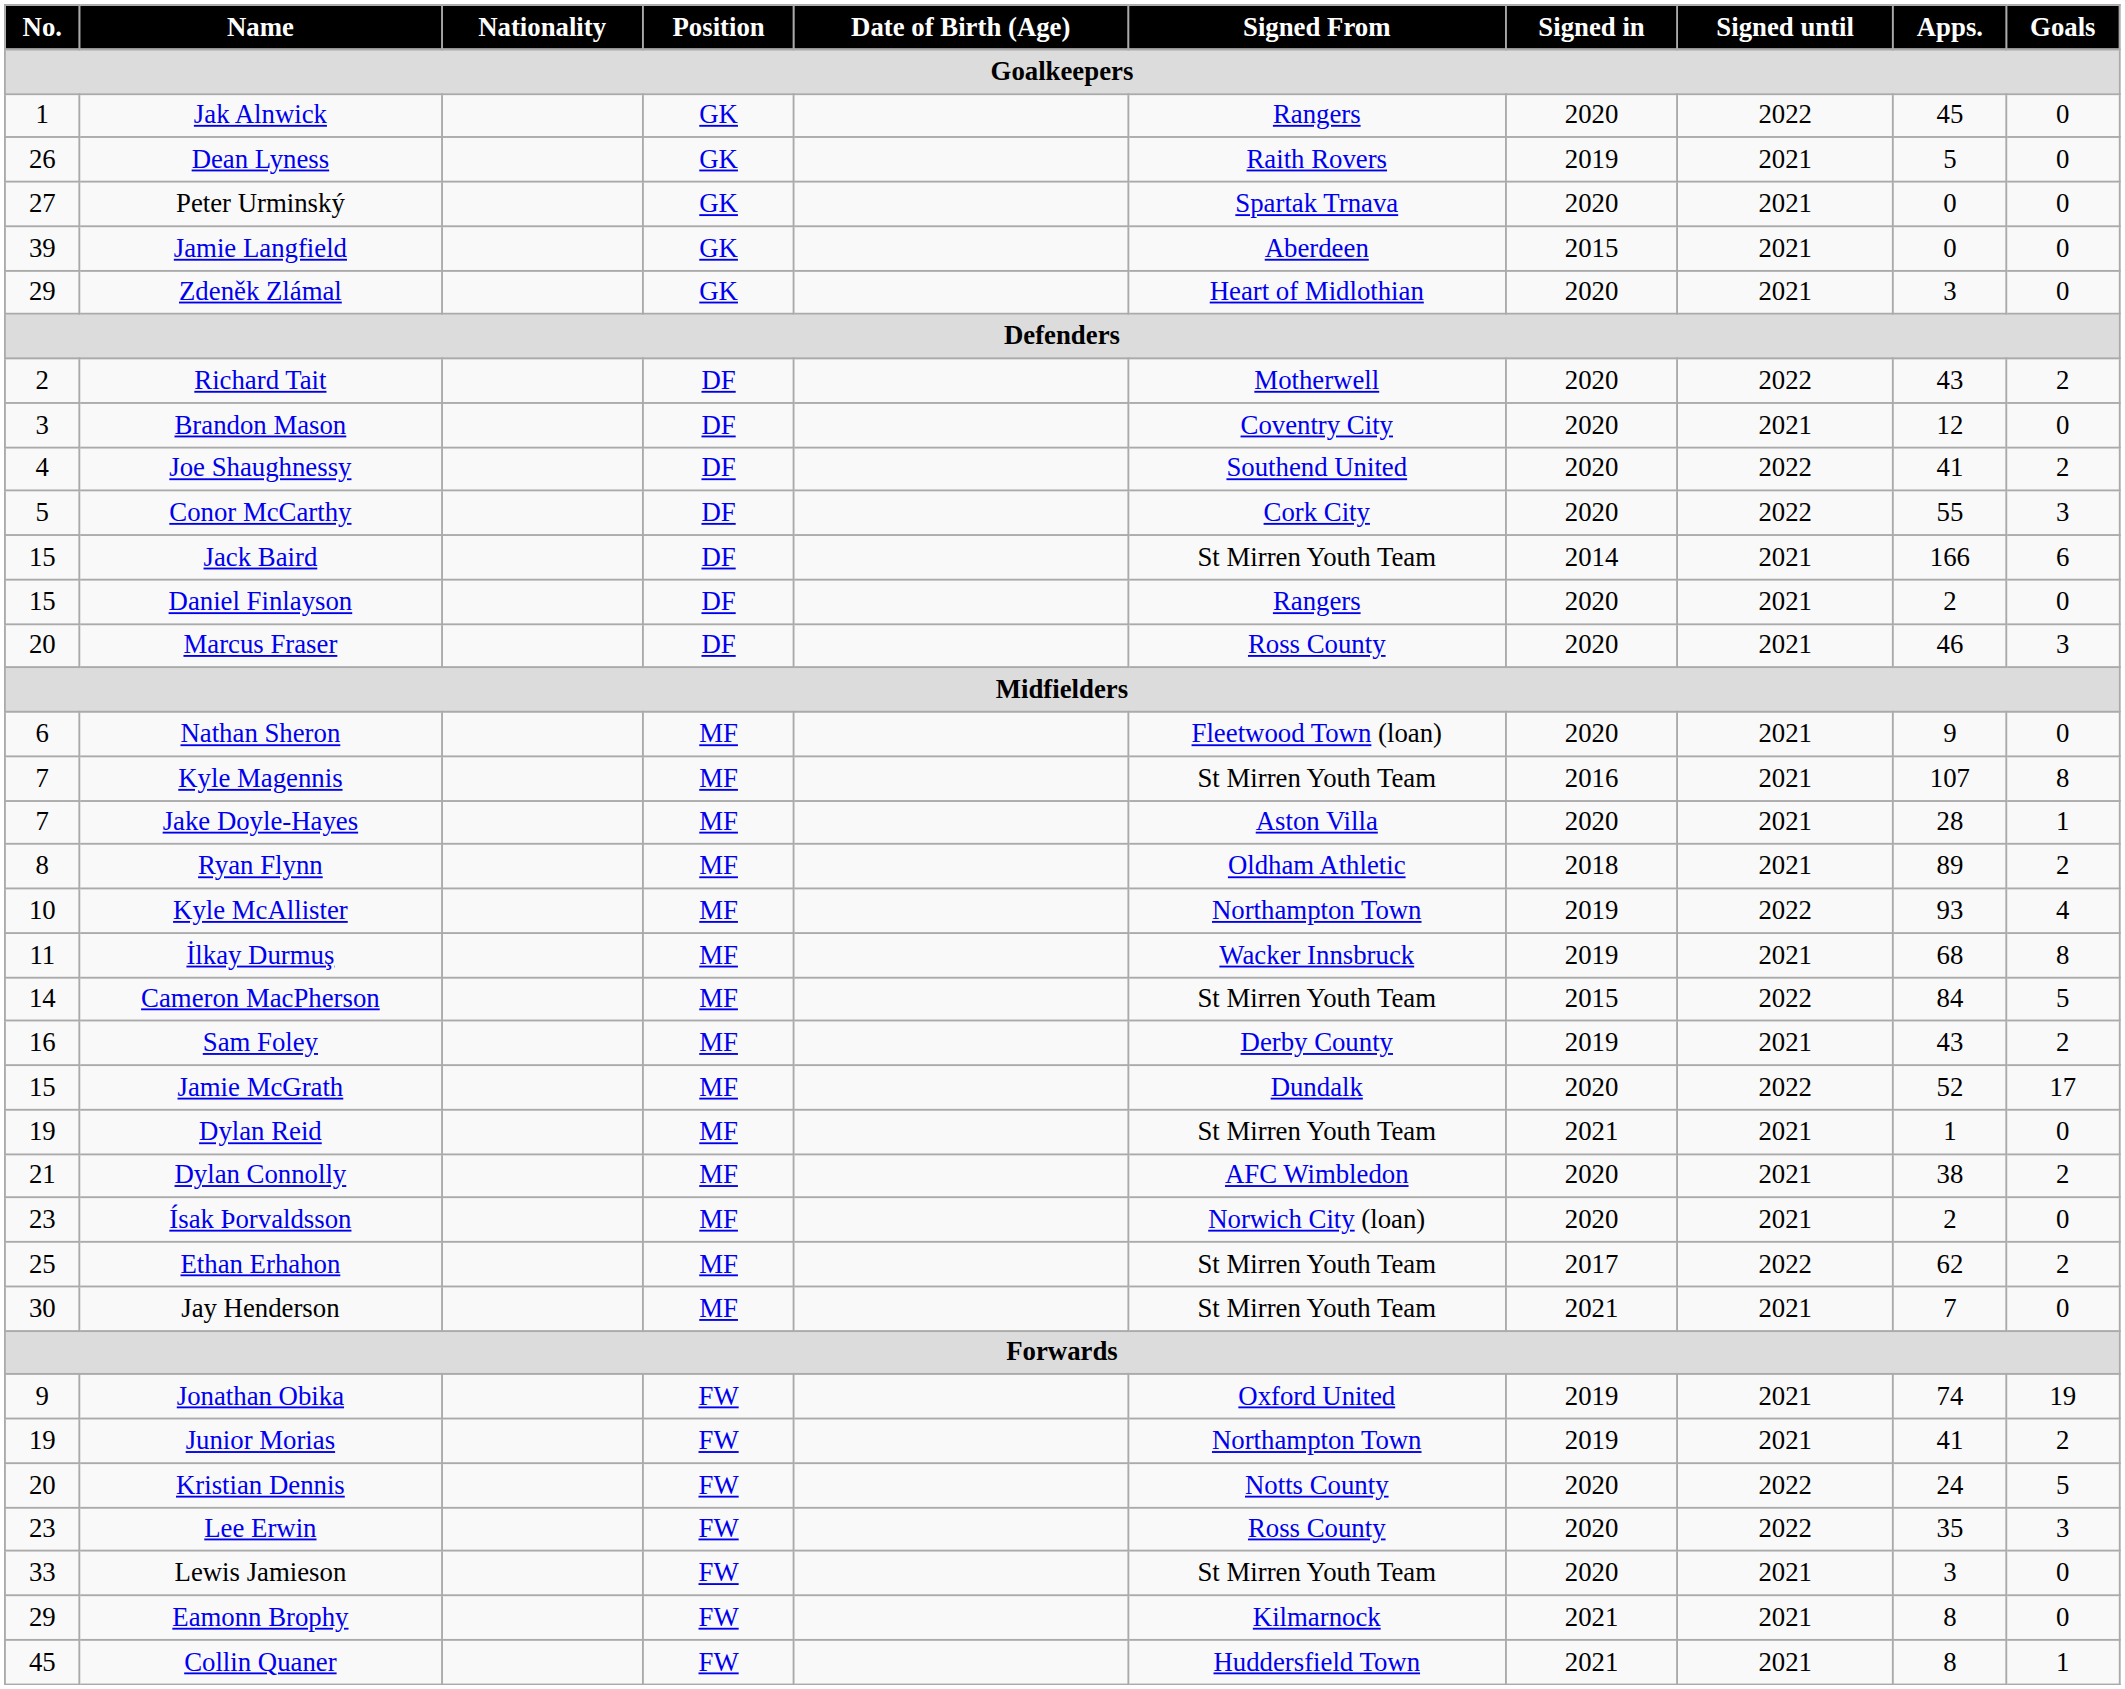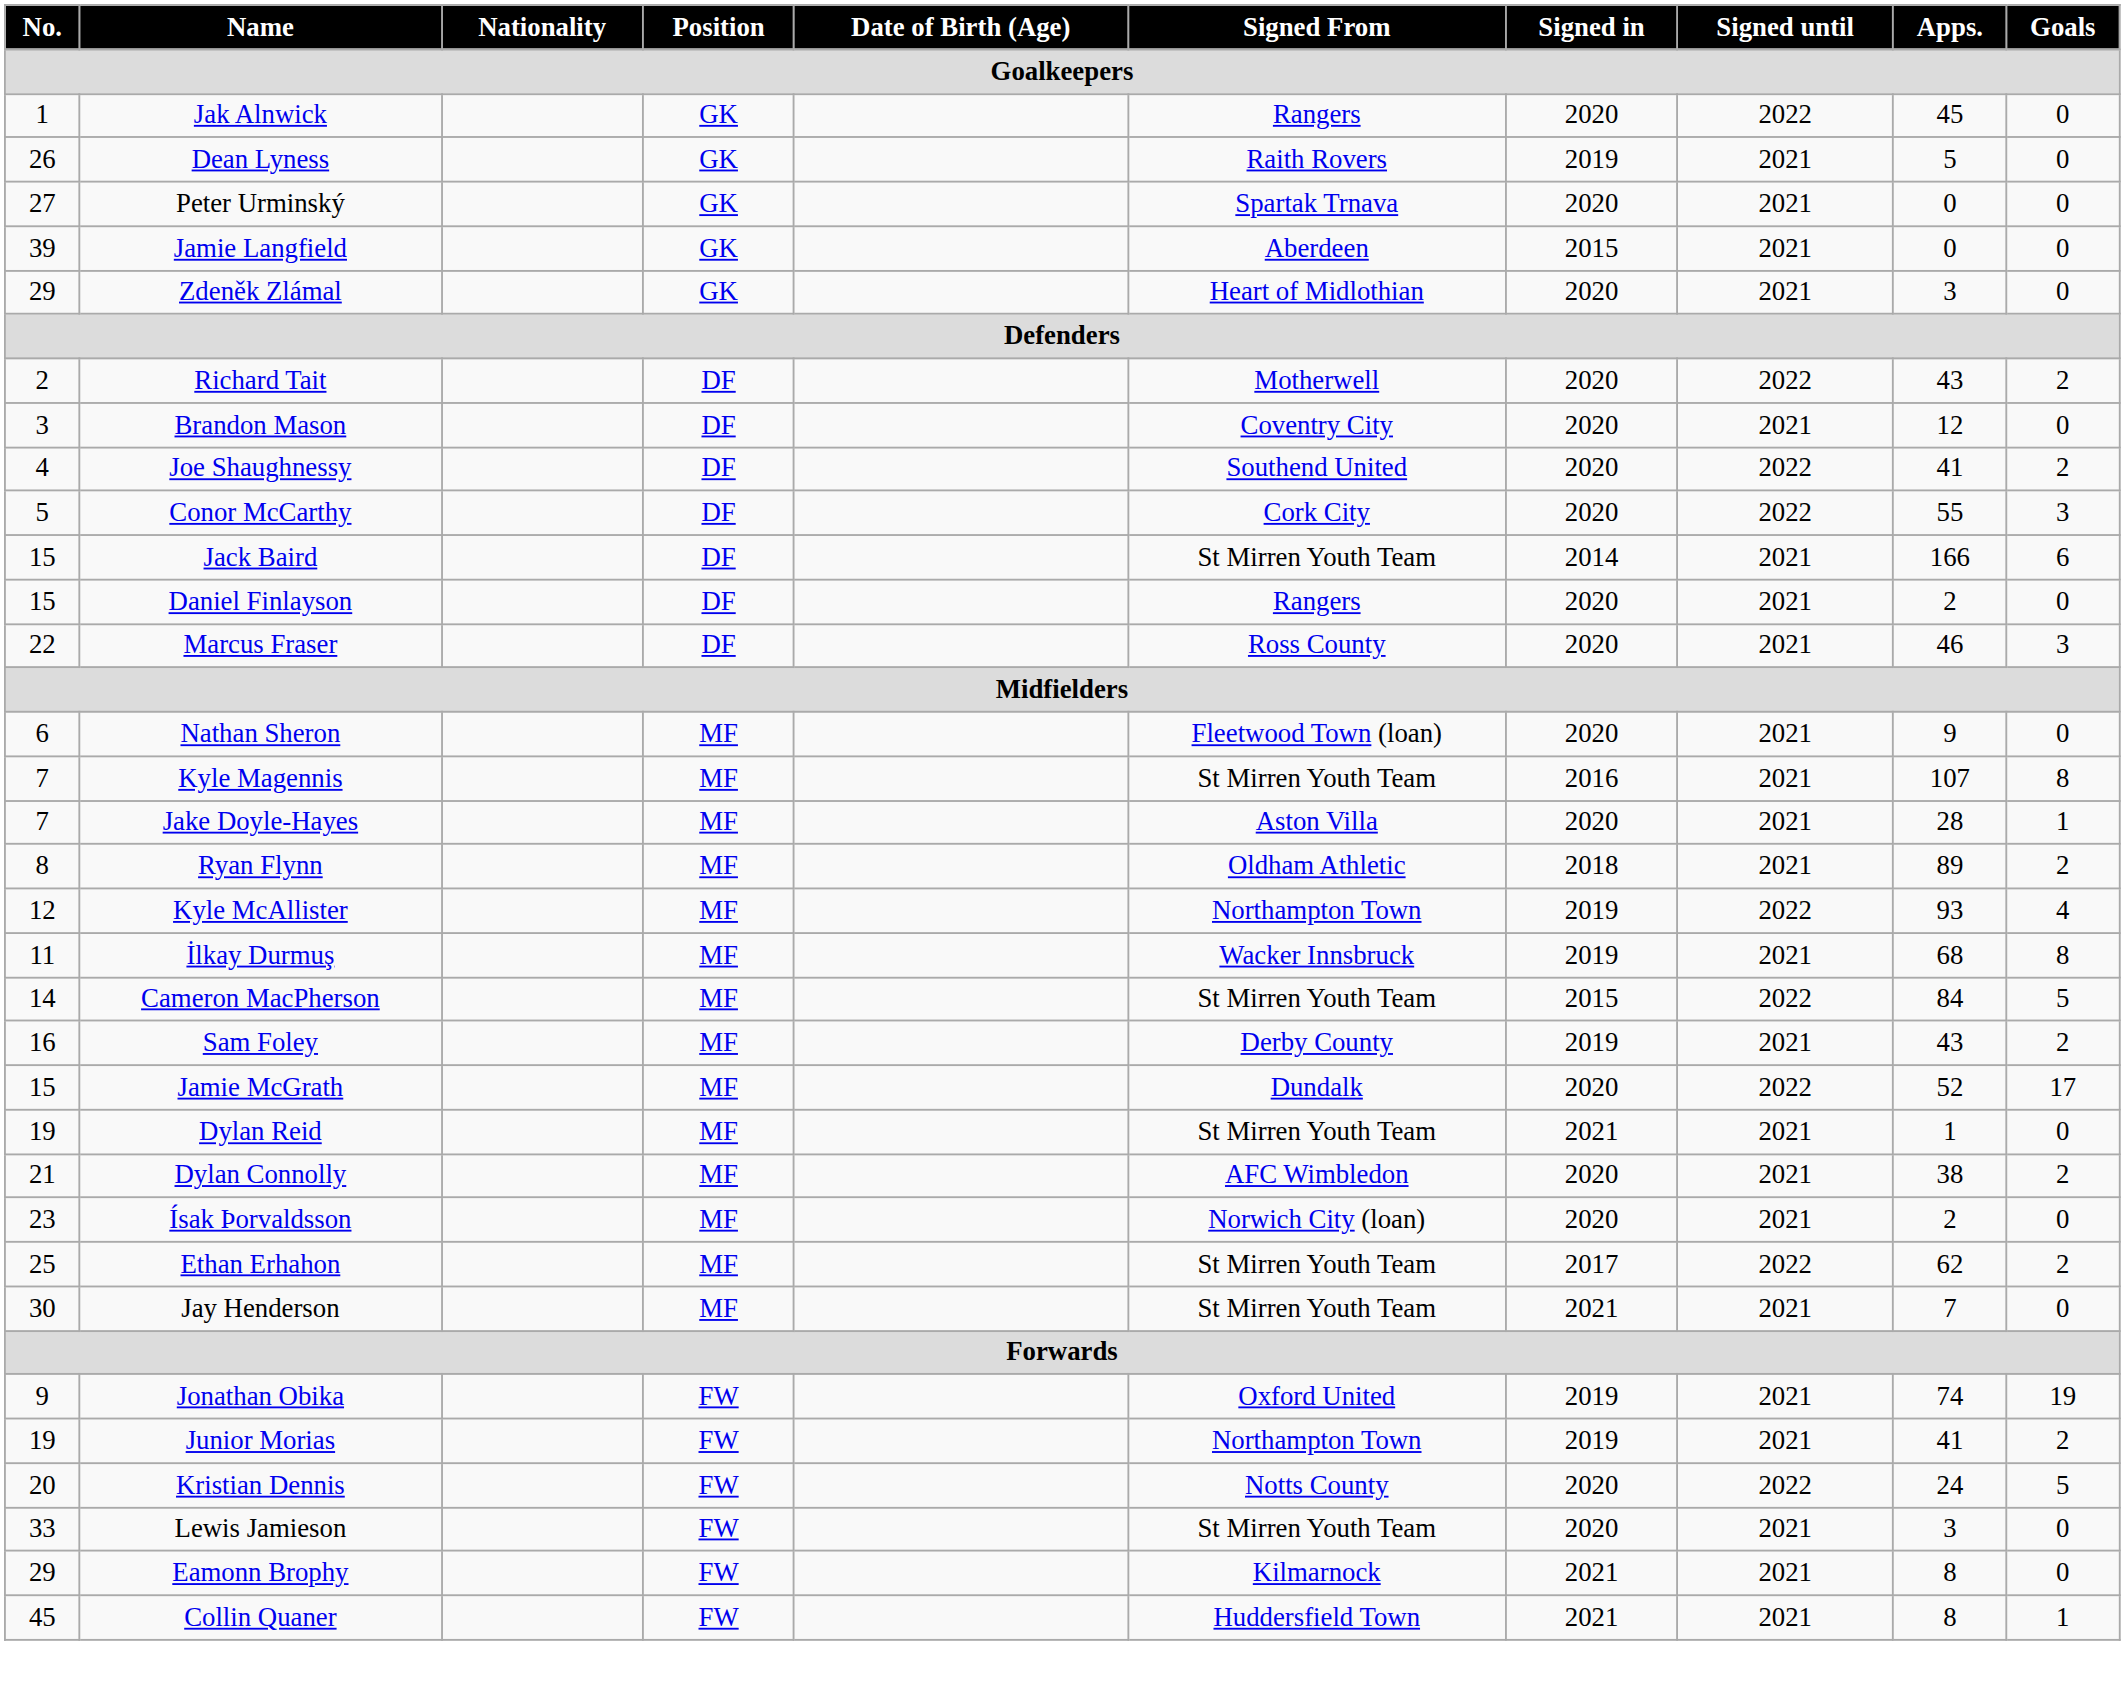(42, 645) 20 -> (42, 645) 22
(42, 910) 10 -> (42, 910) 12
- row: (260, 1528)
